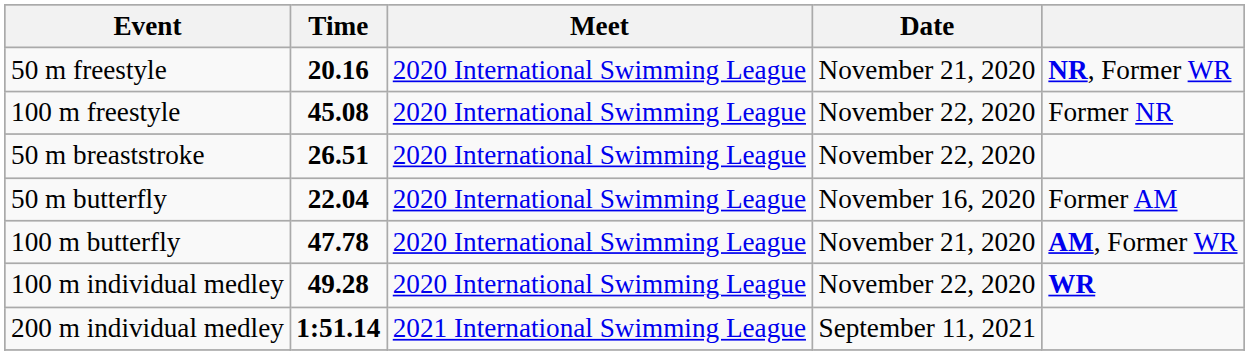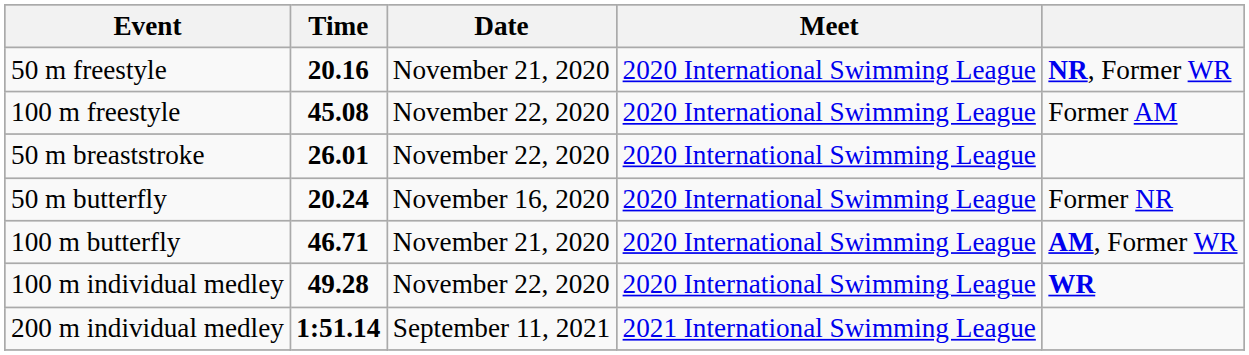columns swapped: (599, 26) <-> (927, 26)
(1111, 112) Former NR -> (1113, 112) Former AM
(338, 155) 26.51 -> (338, 155) 26.01
(338, 198) 22.04 -> (338, 198) 20.24
(1113, 198) Former AM -> (1111, 198) Former NR
(338, 241) 47.78 -> (338, 241) 46.71
